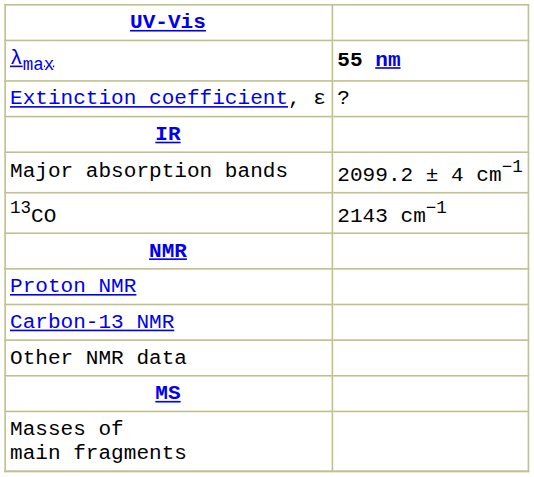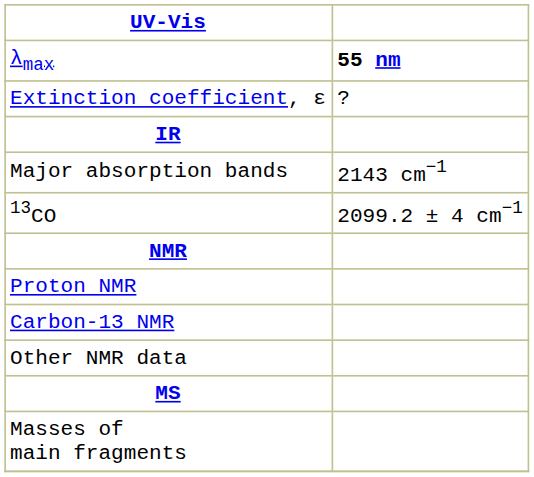(430, 172) 2099.2 ± 4 cm−1 -> (392, 172) 2143 cm−1
(392, 213) 2143 cm−1 -> (430, 213) 2099.2 ± 4 cm−1
